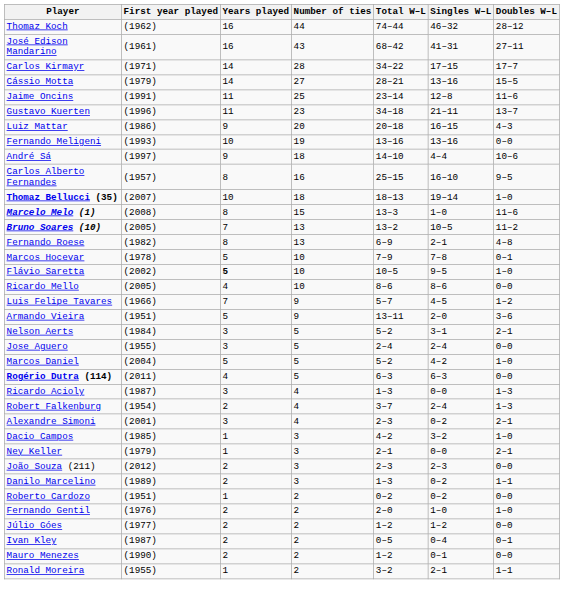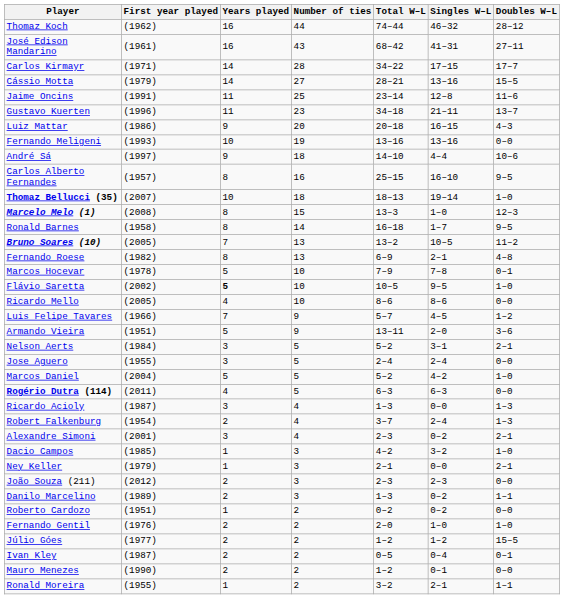(507, 213) 11–6 -> (507, 213) 12–3
+ row: (43, 228)
(504, 527) 0–0 -> (507, 542) 15–5
